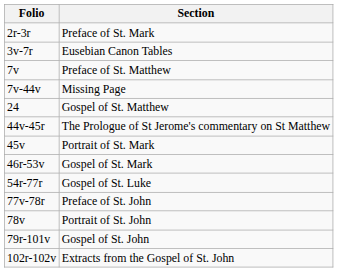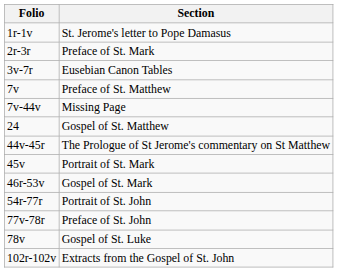+ row: (20, 32)
(106, 182) Gospel of St. Luke -> (106, 201) Portrait of St. John
(106, 220) Portrait of St. John -> (106, 239) Gospel of St. Luke
- row: (29, 239)
